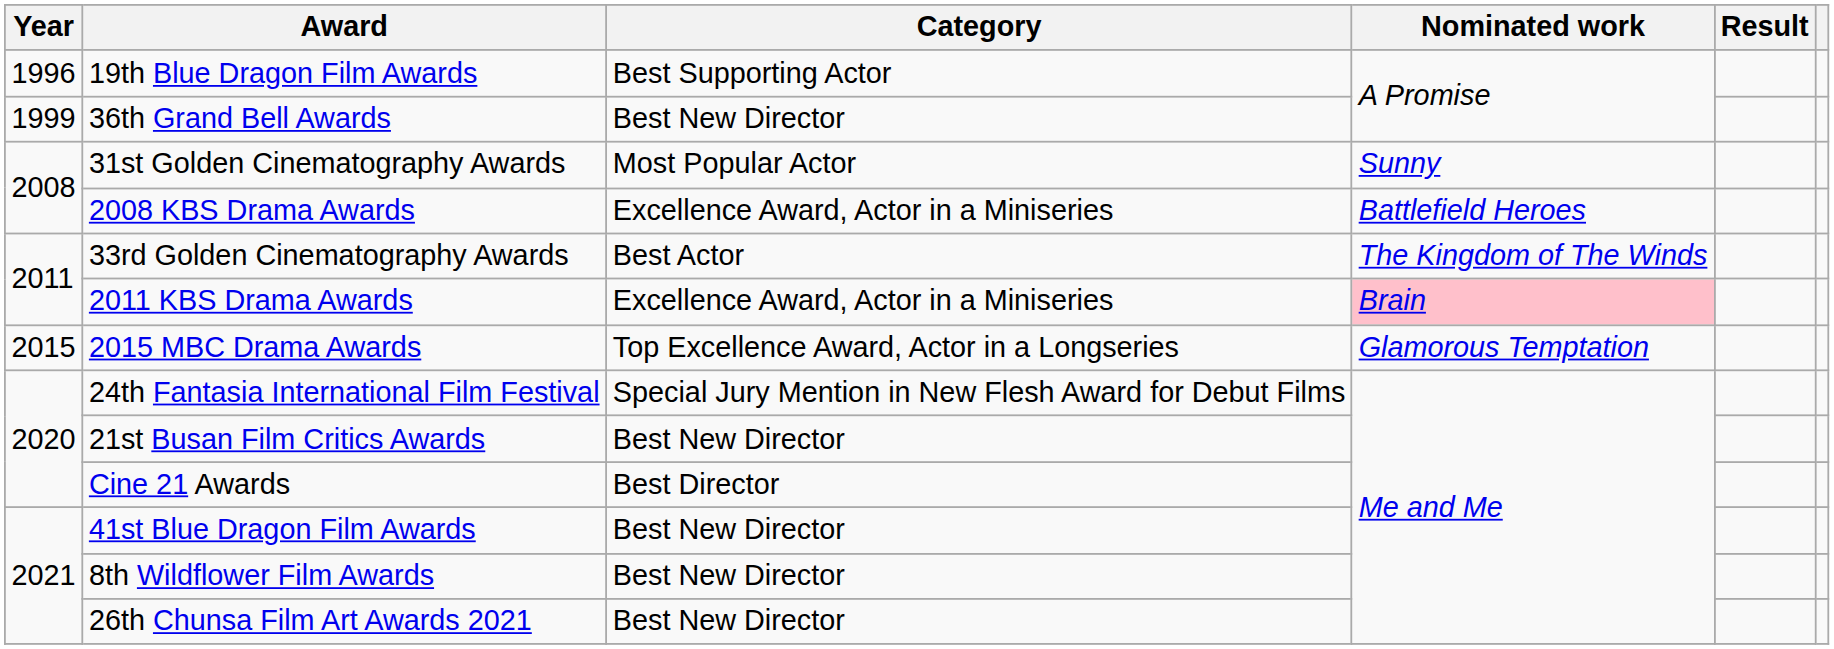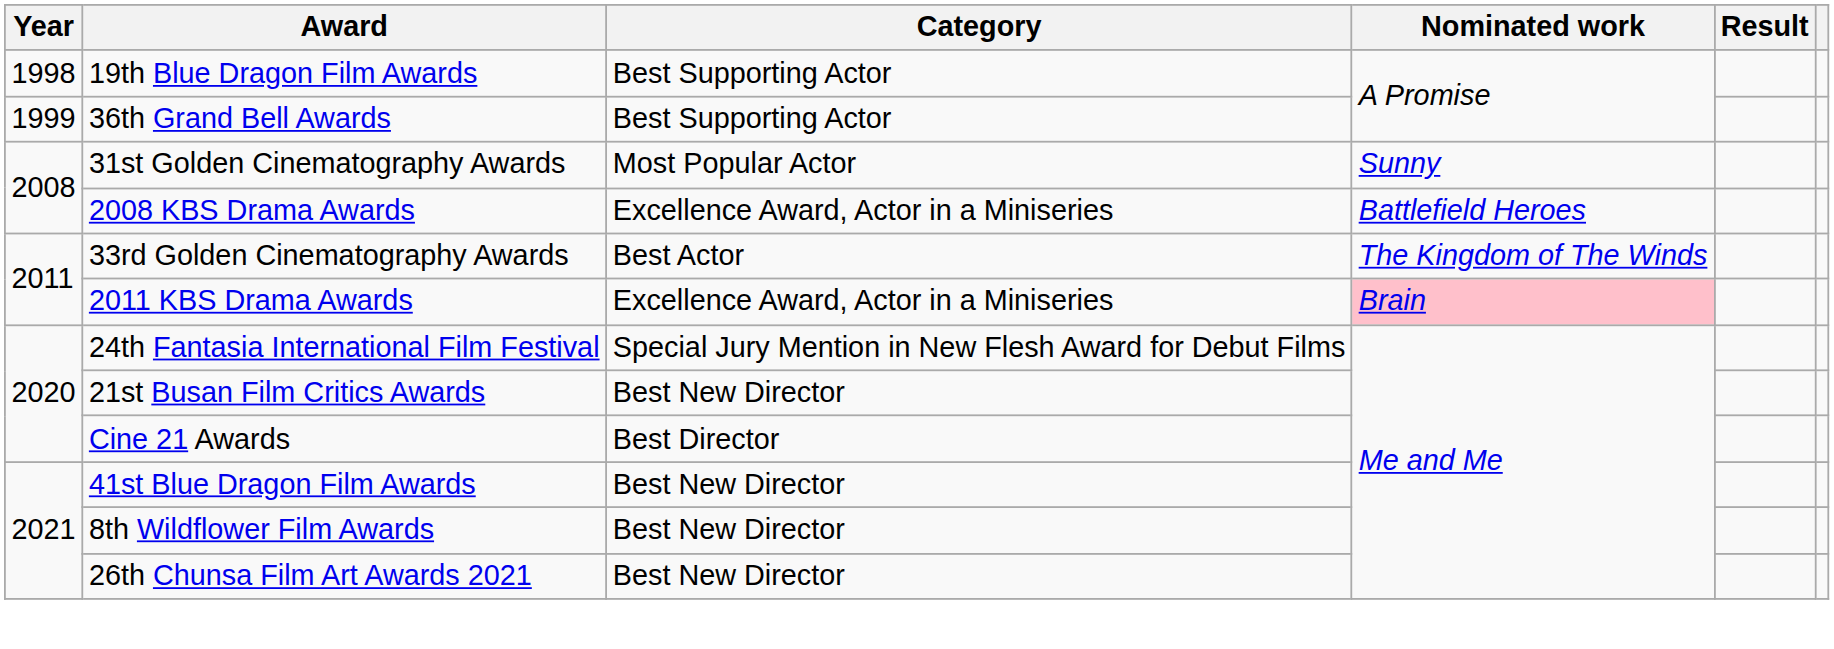(44, 73) 1996 -> (44, 73) 1998
(729, 118) Best New Director -> (752, 118) Best Supporting Actor
- row: (255, 347)
